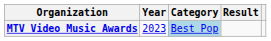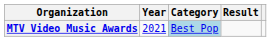(154, 29) 2023 -> (154, 29) 2021
